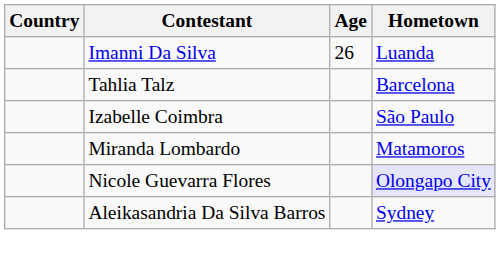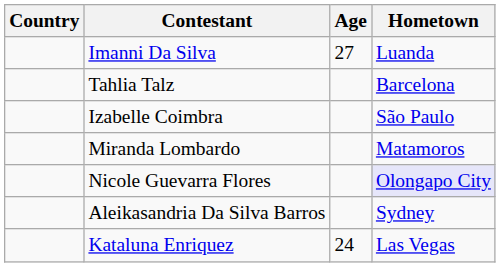(344, 52) 26 -> (344, 52) 27
+ row: (161, 245)
